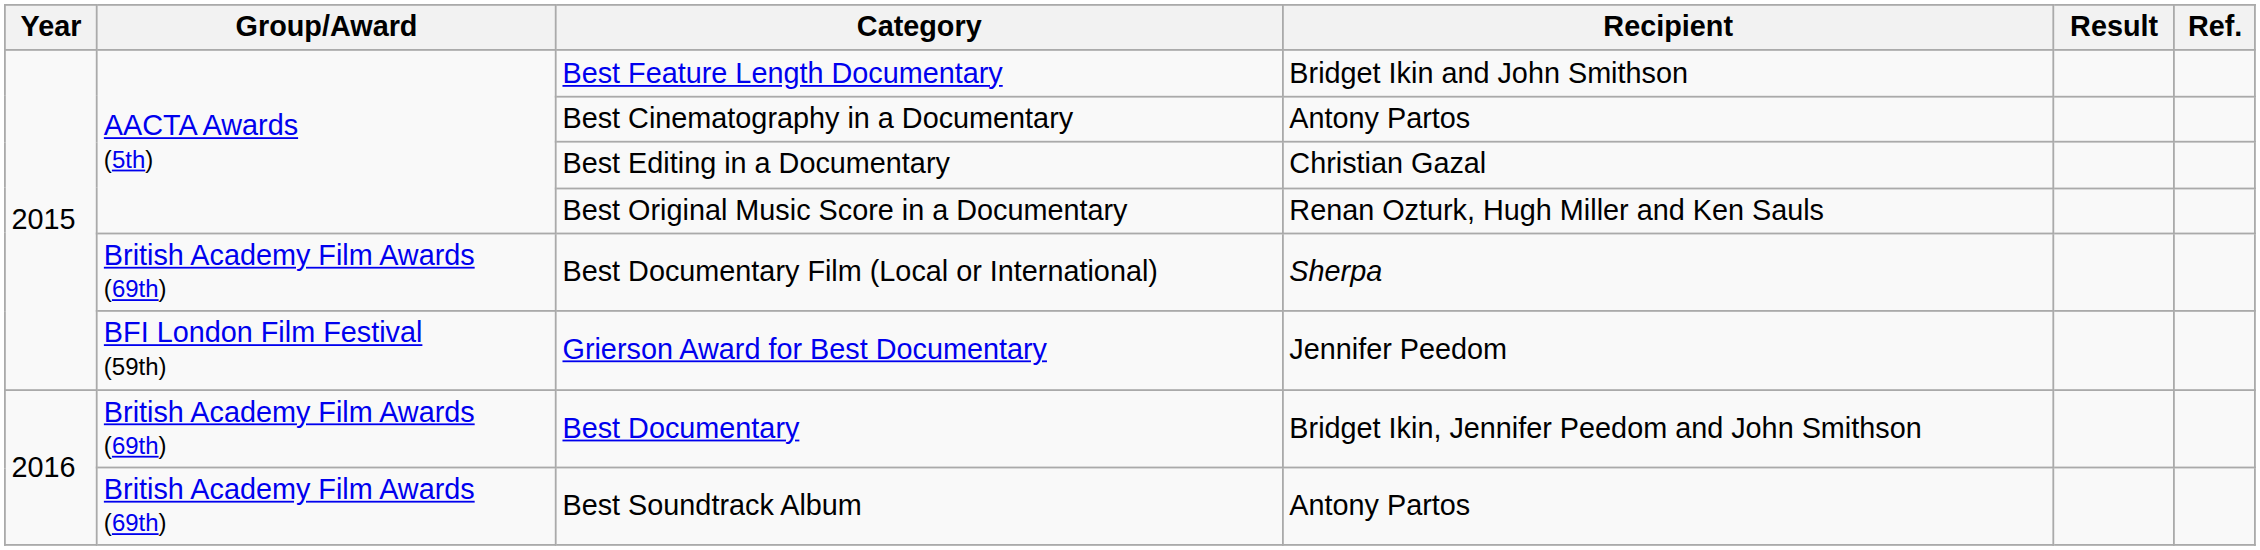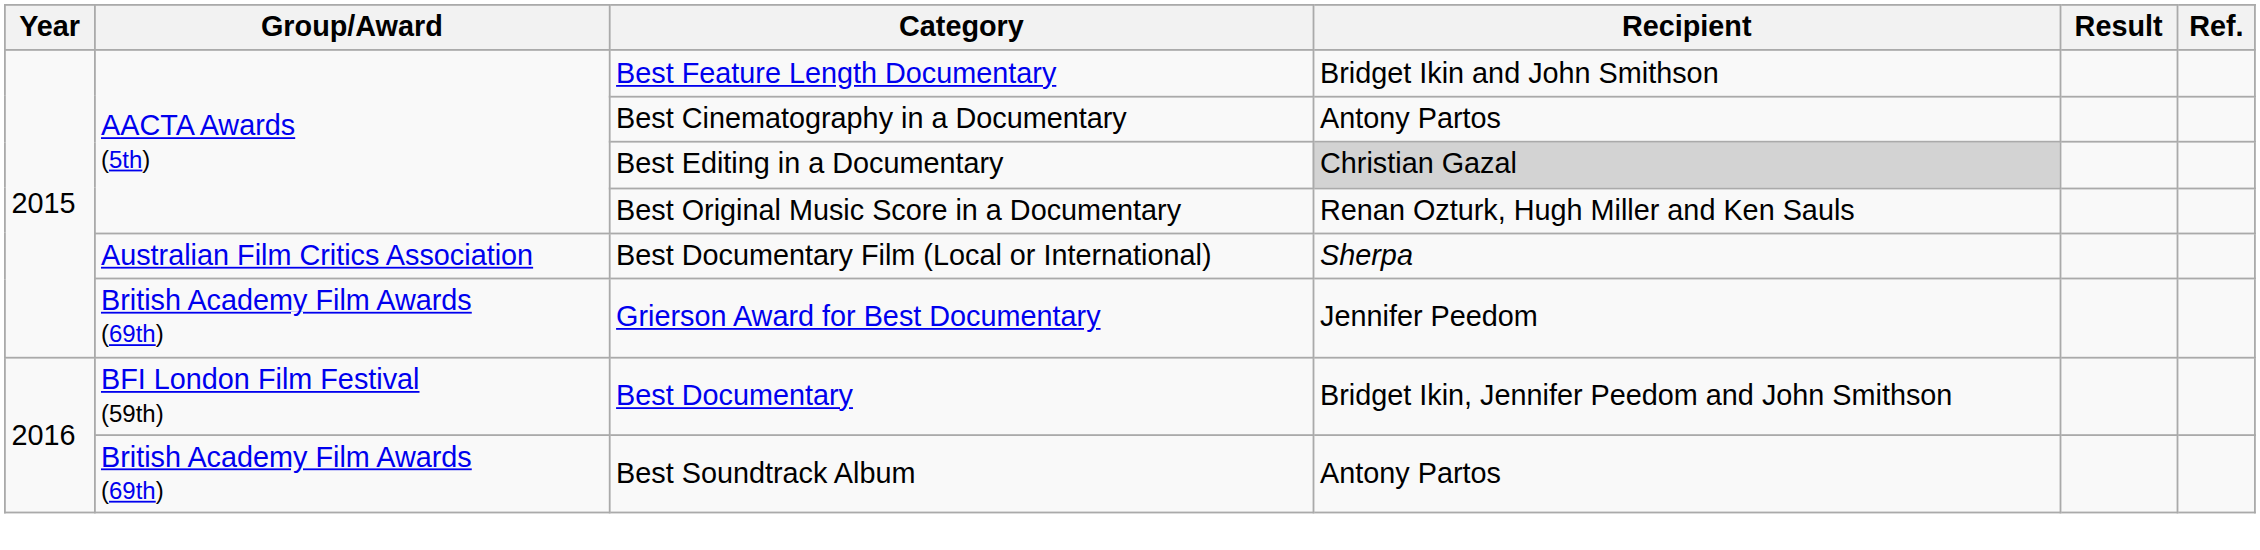(1388, 164) no background -> (1418, 164) lightgrey background
(289, 271) British Academy Film Awards (69th) -> (317, 255) Australian Film Critics Association
(263, 349) BFI London Film Festival (59th) -> (286, 317) British Academy Film Awards (69th)
(289, 428) British Academy Film Awards (69th) -> (260, 395) BFI London Film Festival (59th)
